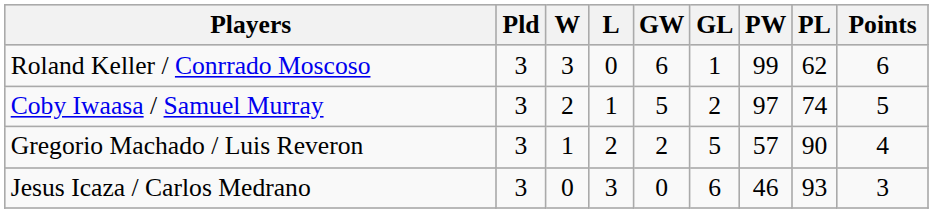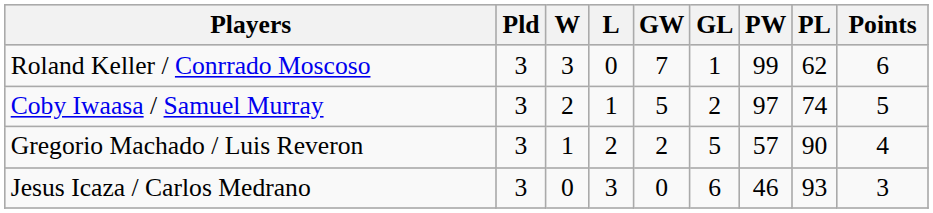(662, 65) 6 -> (662, 65) 7
